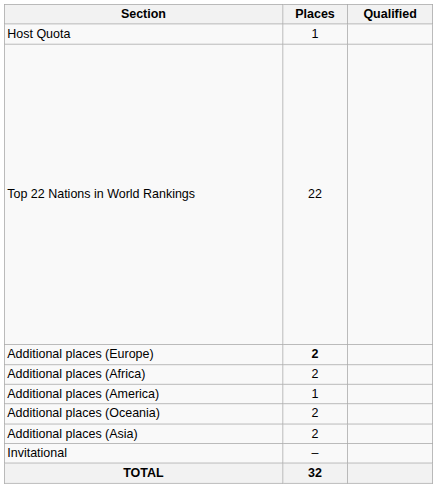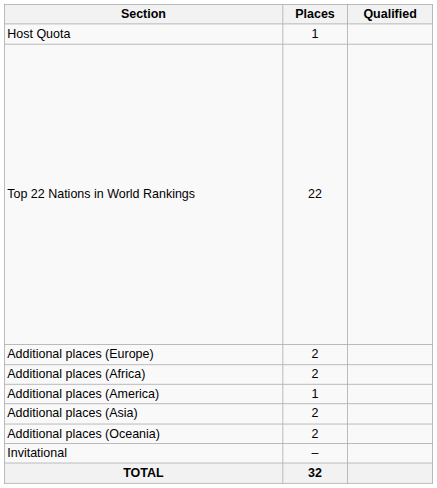(315, 354) bold -> (315, 354) normal
rows swapped: (72, 433) <-> (84, 413)
